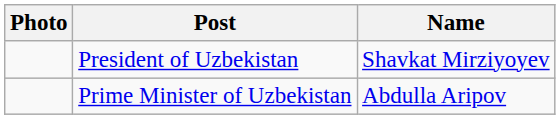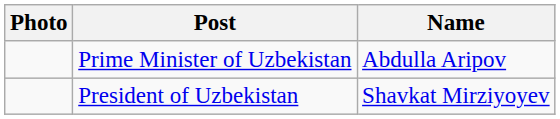rows swapped: (188, 59) <-> (215, 95)
